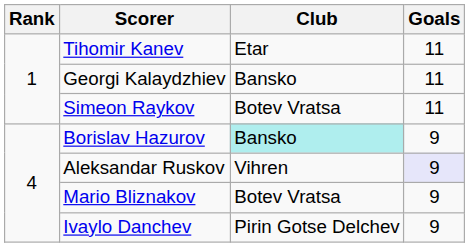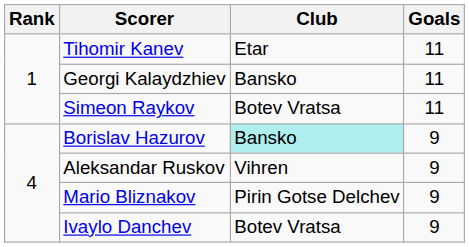(434, 167) lavender background -> (434, 167) no background
(288, 197) Botev Vratsa -> (317, 197) Pirin Gotse Delchev
(317, 227) Pirin Gotse Delchev -> (288, 227) Botev Vratsa
